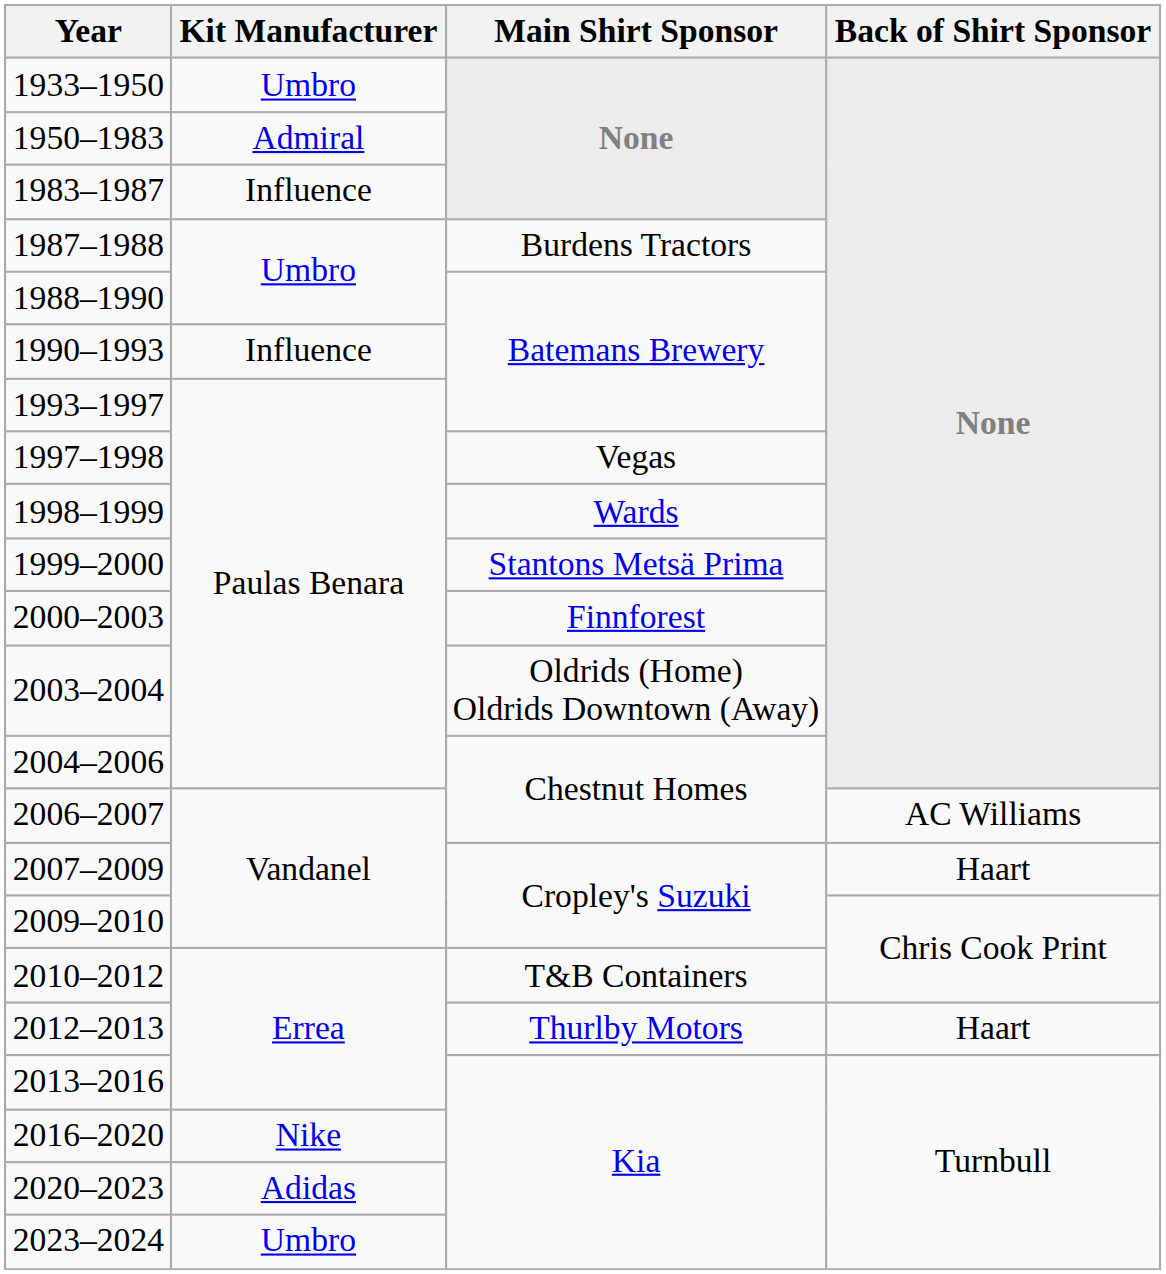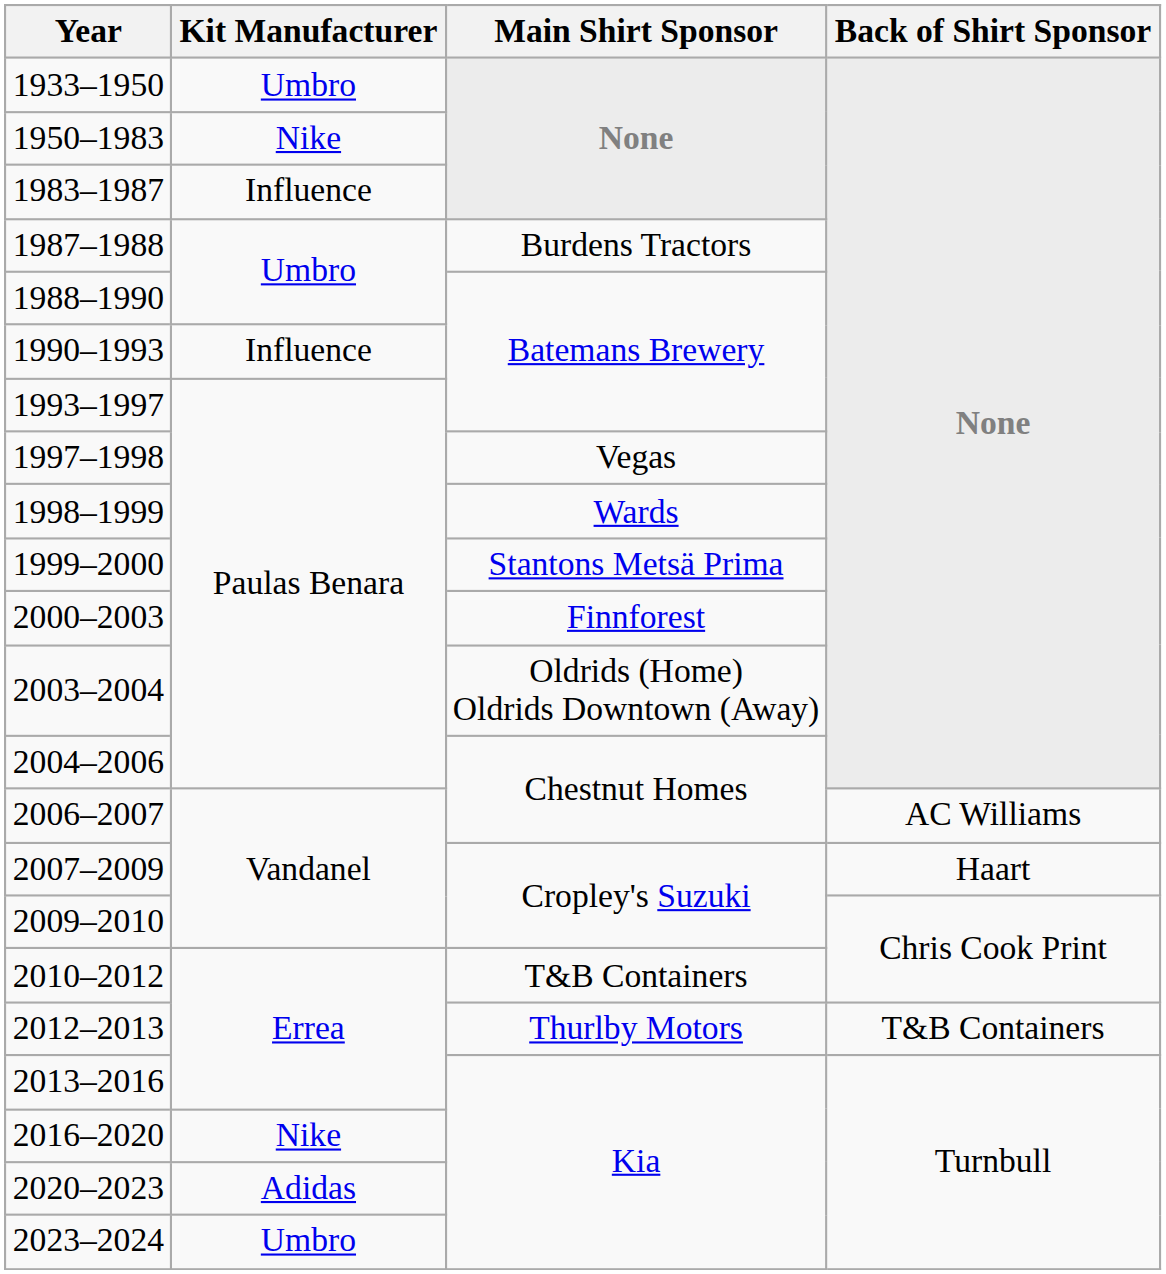(308, 137) Admiral -> (308, 137) Nike
(993, 1028) Haart -> (993, 1028) T&B Containers
